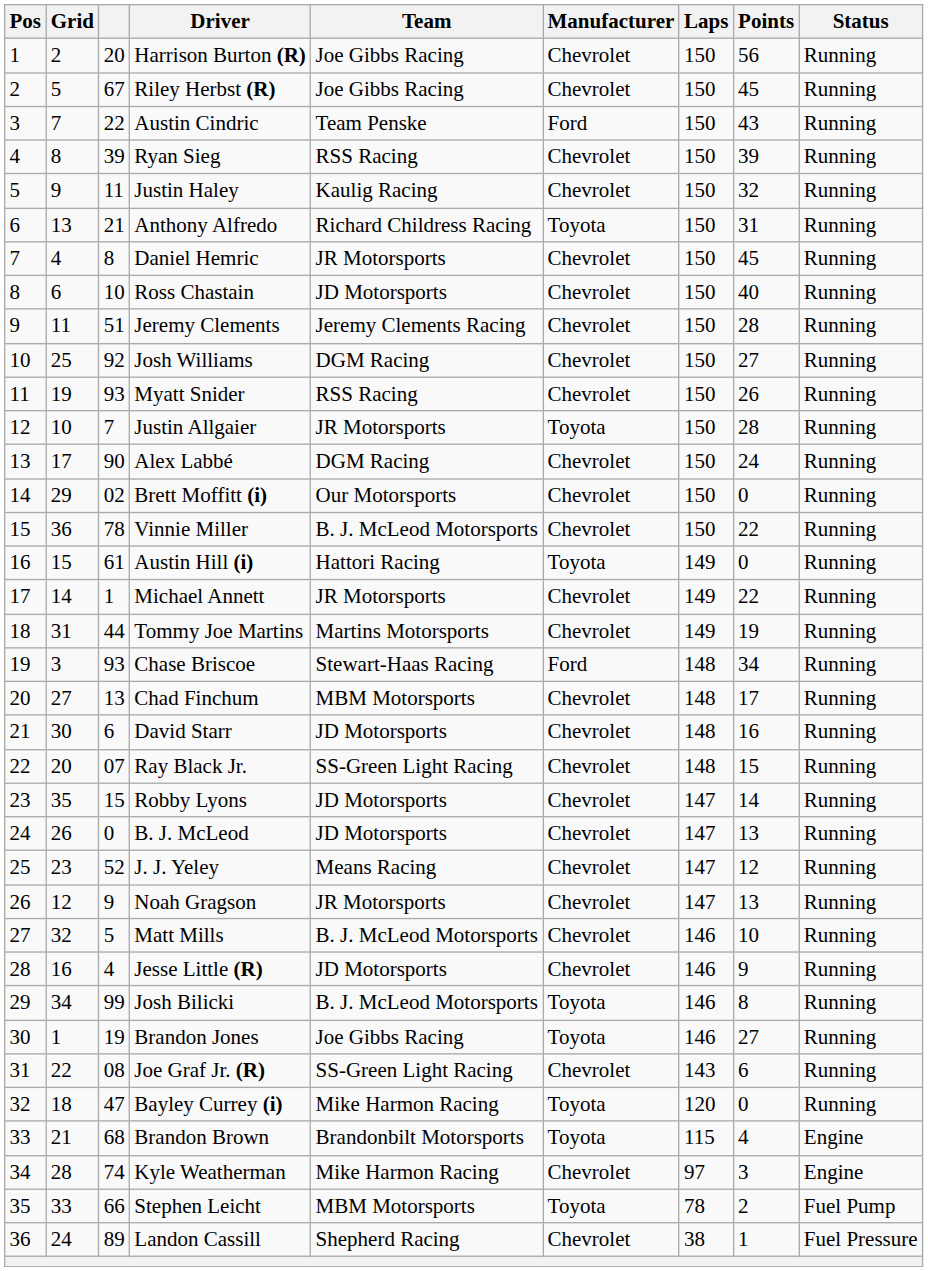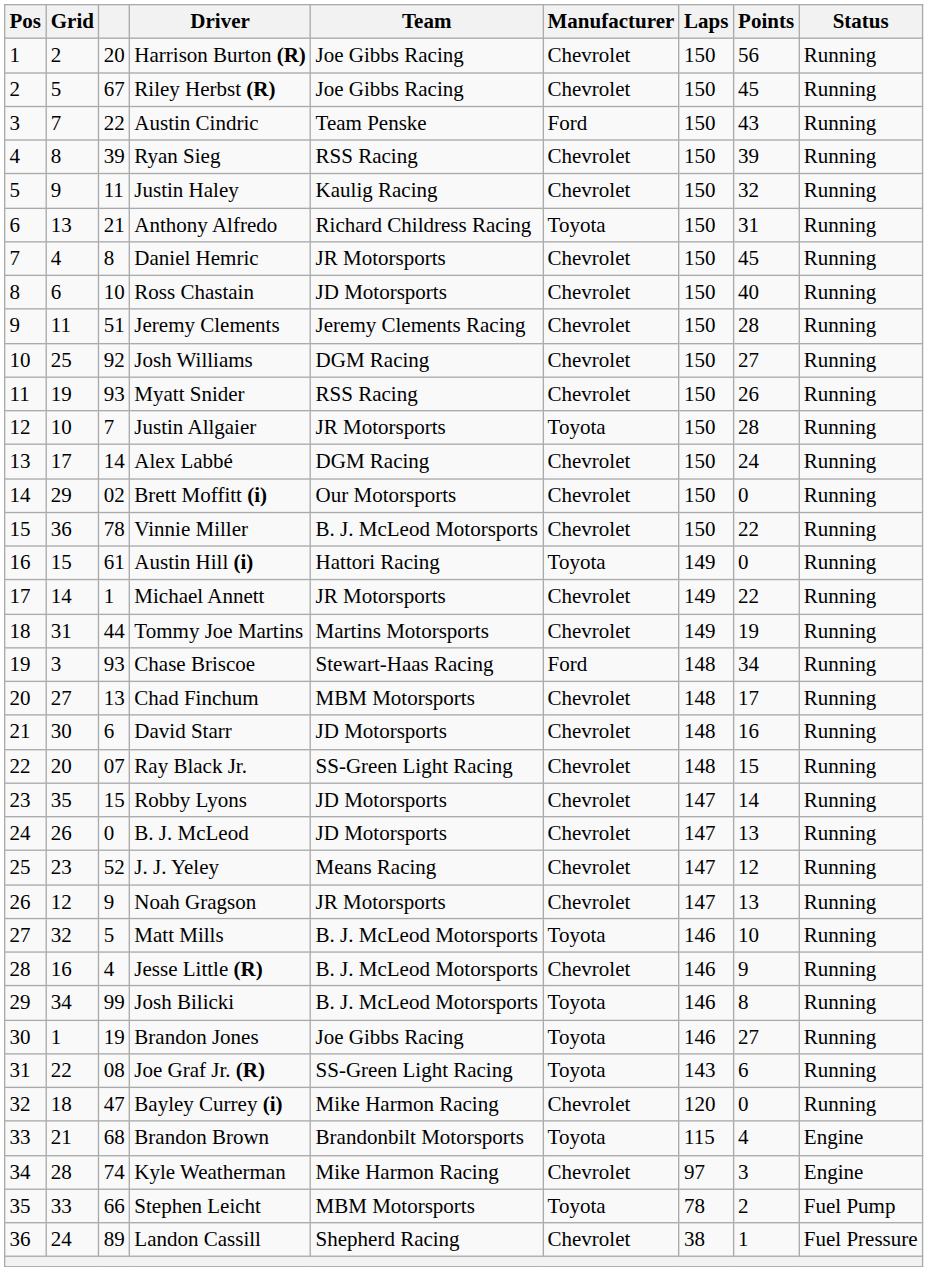(114, 460) 90 -> (114, 460) 14
(589, 934) Chevrolet -> (577, 934) Toyota
(381, 968) JD Motorsports -> (427, 968) B. J. McLeod Motorsports
(589, 1069) Chevrolet -> (577, 1069) Toyota
(577, 1103) Toyota -> (589, 1103) Chevrolet
